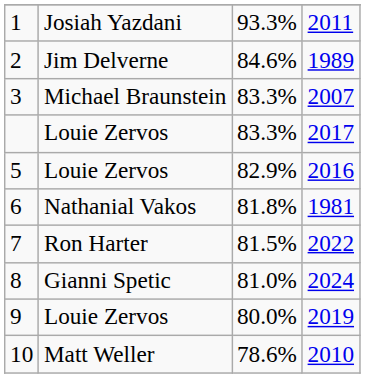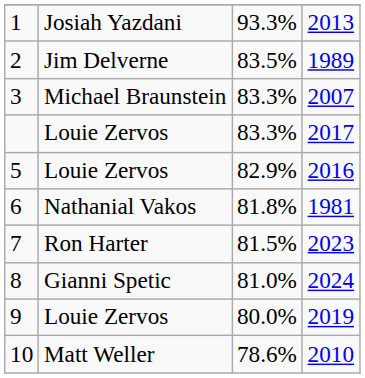(330, 22) 2011 -> (331, 22) 2013
(267, 59) 84.6% -> (267, 59) 83.5%
(331, 243) 2022 -> (331, 243) 2023
